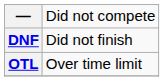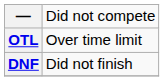rows swapped: (23, 40) <-> (23, 64)
